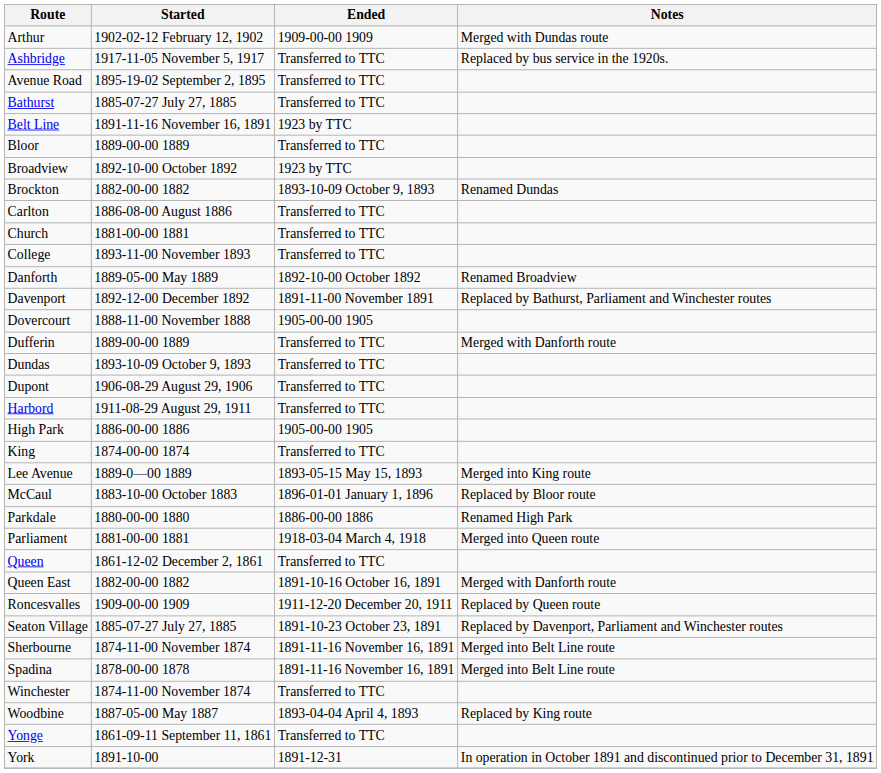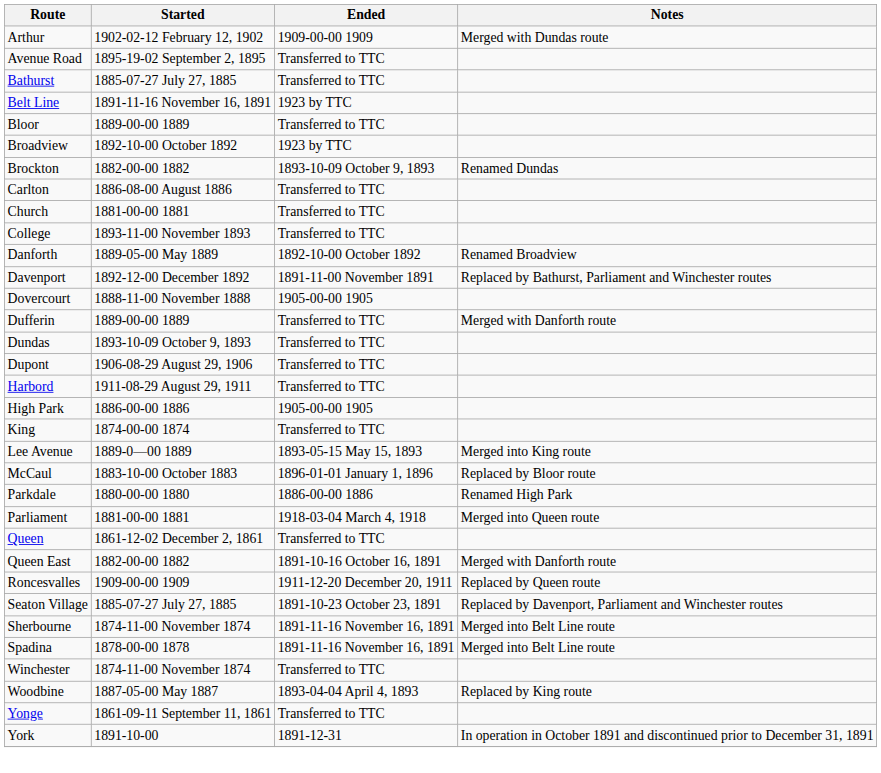- row: (36, 59)
